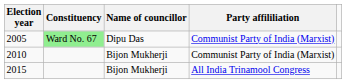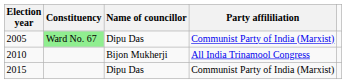(263, 54) Communist Party of India (Marxist) -> (251, 54) All India Trinamool Congress
(137, 70) Bijon Mukherji -> (125, 70) Dipu Das
(251, 70) All India Trinamool Congress -> (263, 70) Communist Party of India (Marxist)
